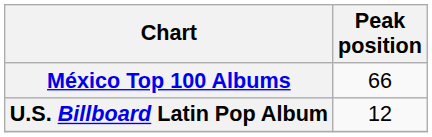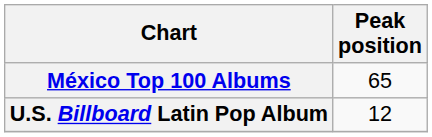(380, 80) 66 -> (380, 80) 65
